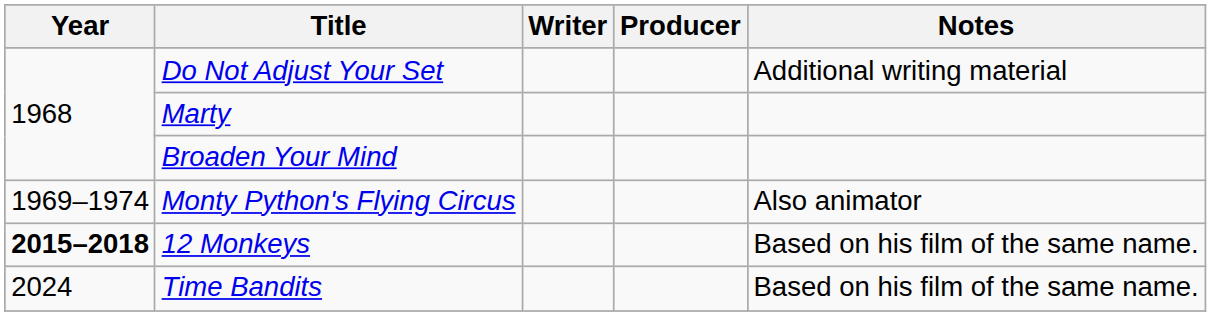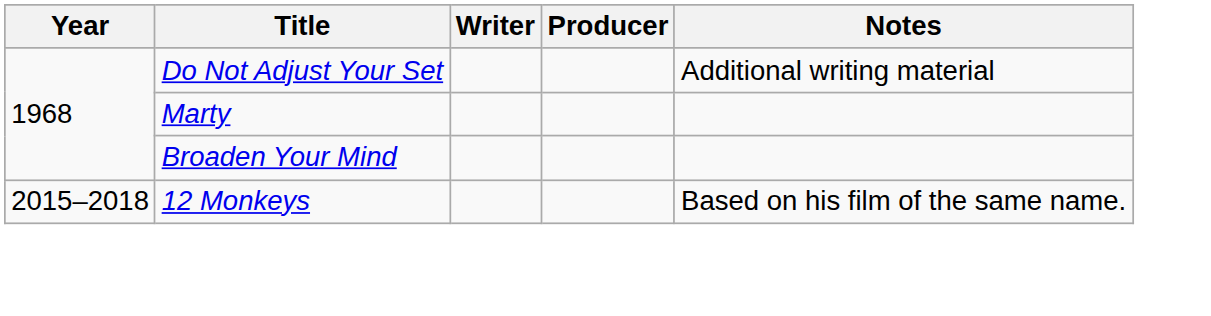- row: (339, 200)
(80, 244) bold -> (80, 200) normal
- row: (242, 288)
